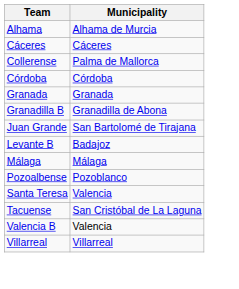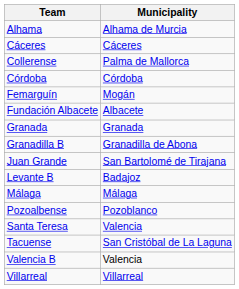+ row: (32, 95)
+ row: (52, 111)
